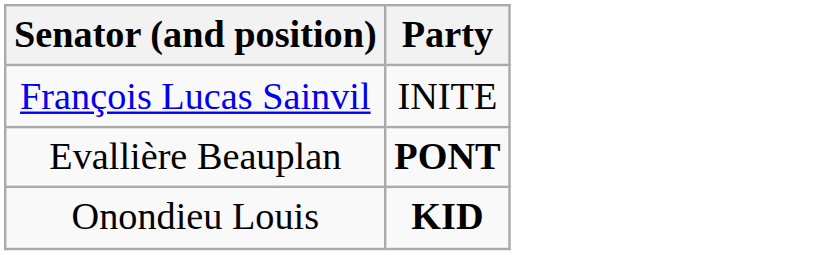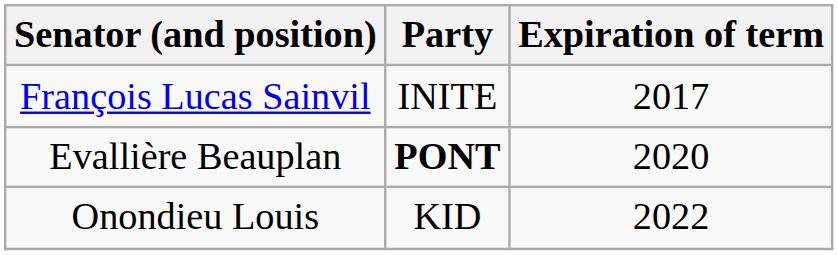+ column: (671, 34)
(447, 216) bold -> (447, 216) normal
